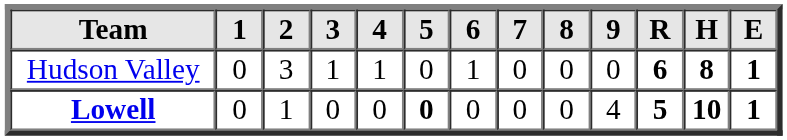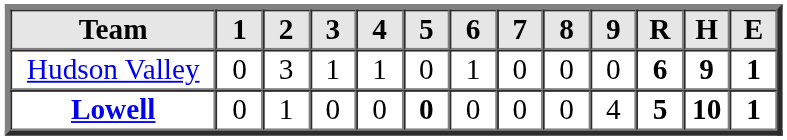(707, 69) 8 -> (707, 69) 9
